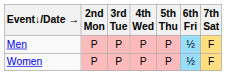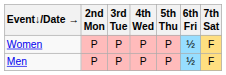rows swapped: (17, 44) <-> (25, 62)
